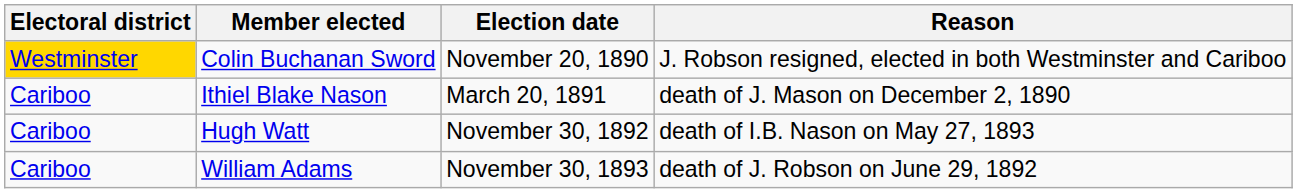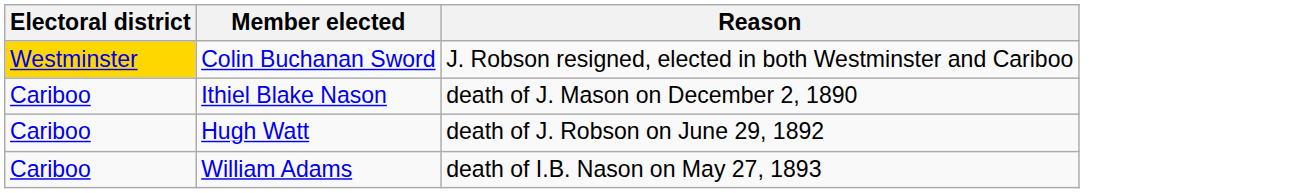- column: (547, 22)
(847, 132) death of I.B. Nason on May 27, 1893 -> (635, 132) death of J. Robson on June 29, 1892
(848, 168) death of J. Robson on June 29, 1892 -> (634, 168) death of I.B. Nason on May 27, 1893
